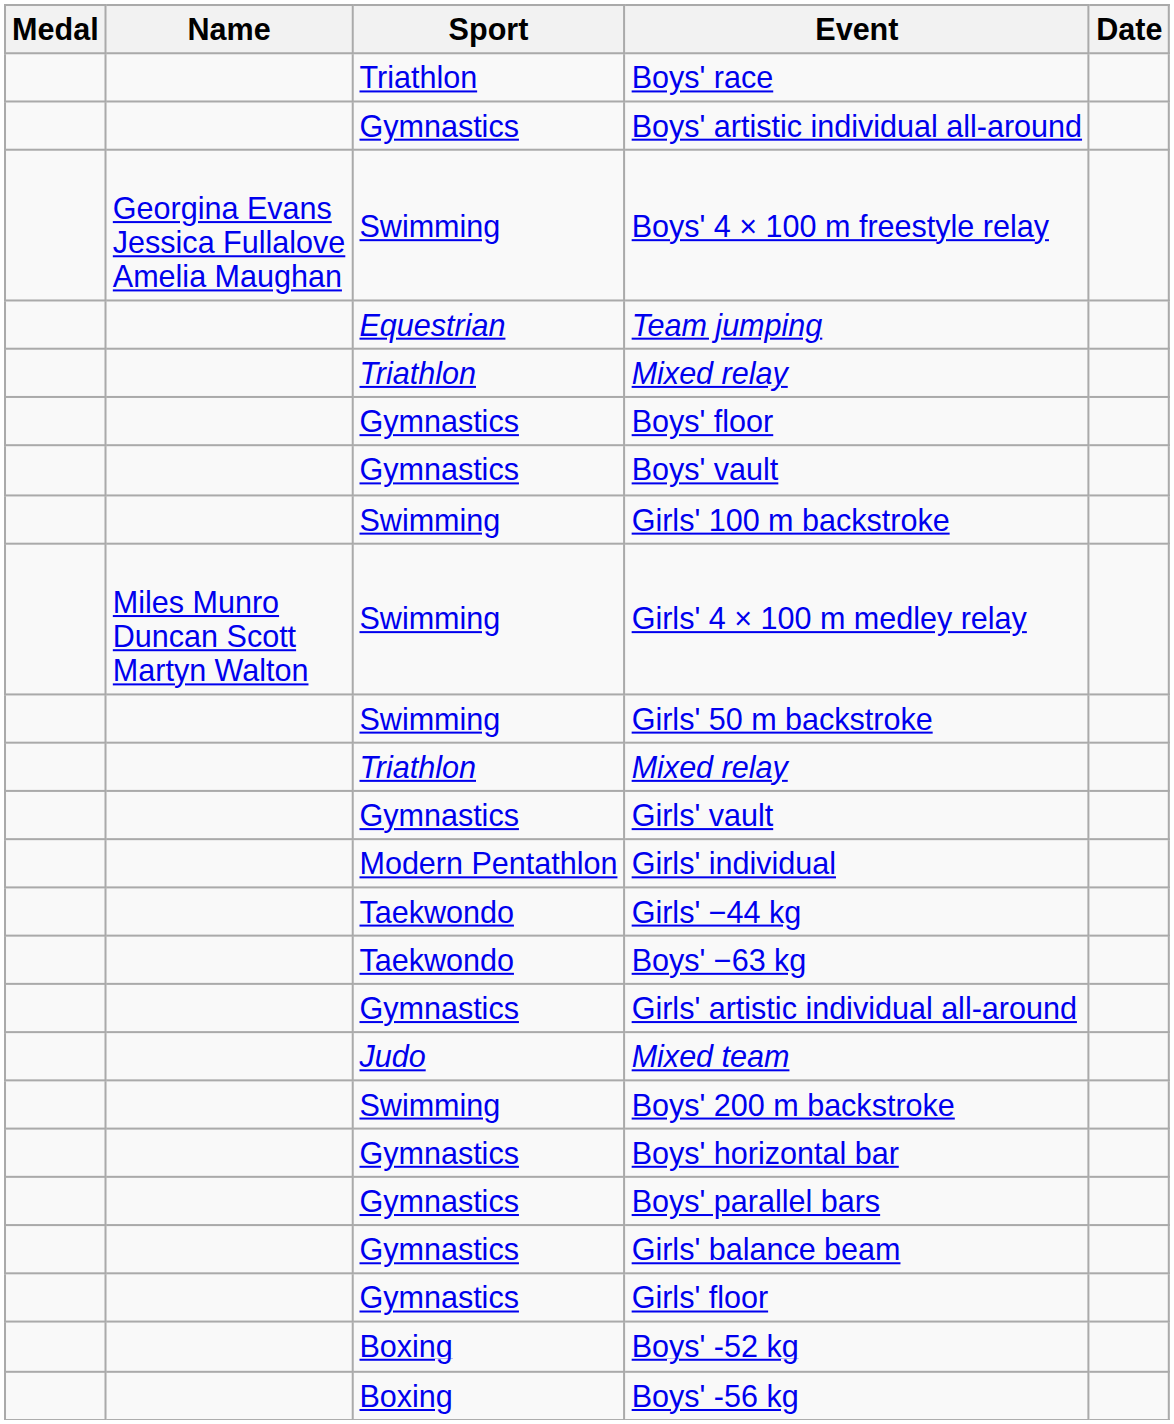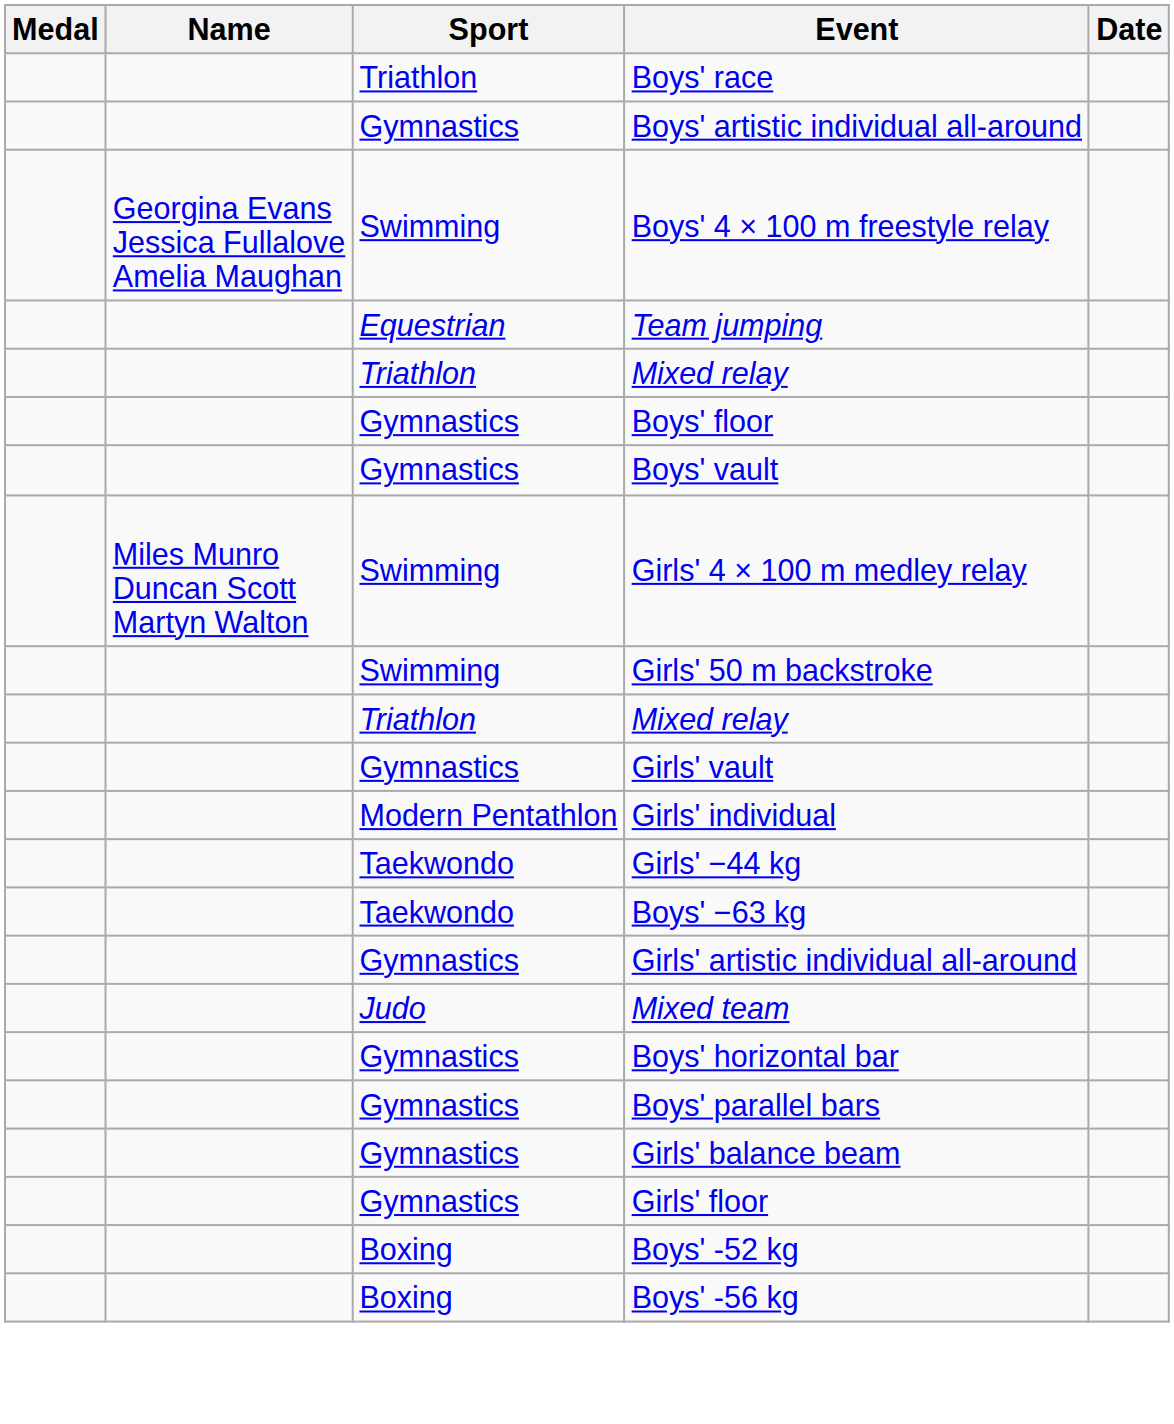- row: (430, 519)
- row: (430, 1105)
